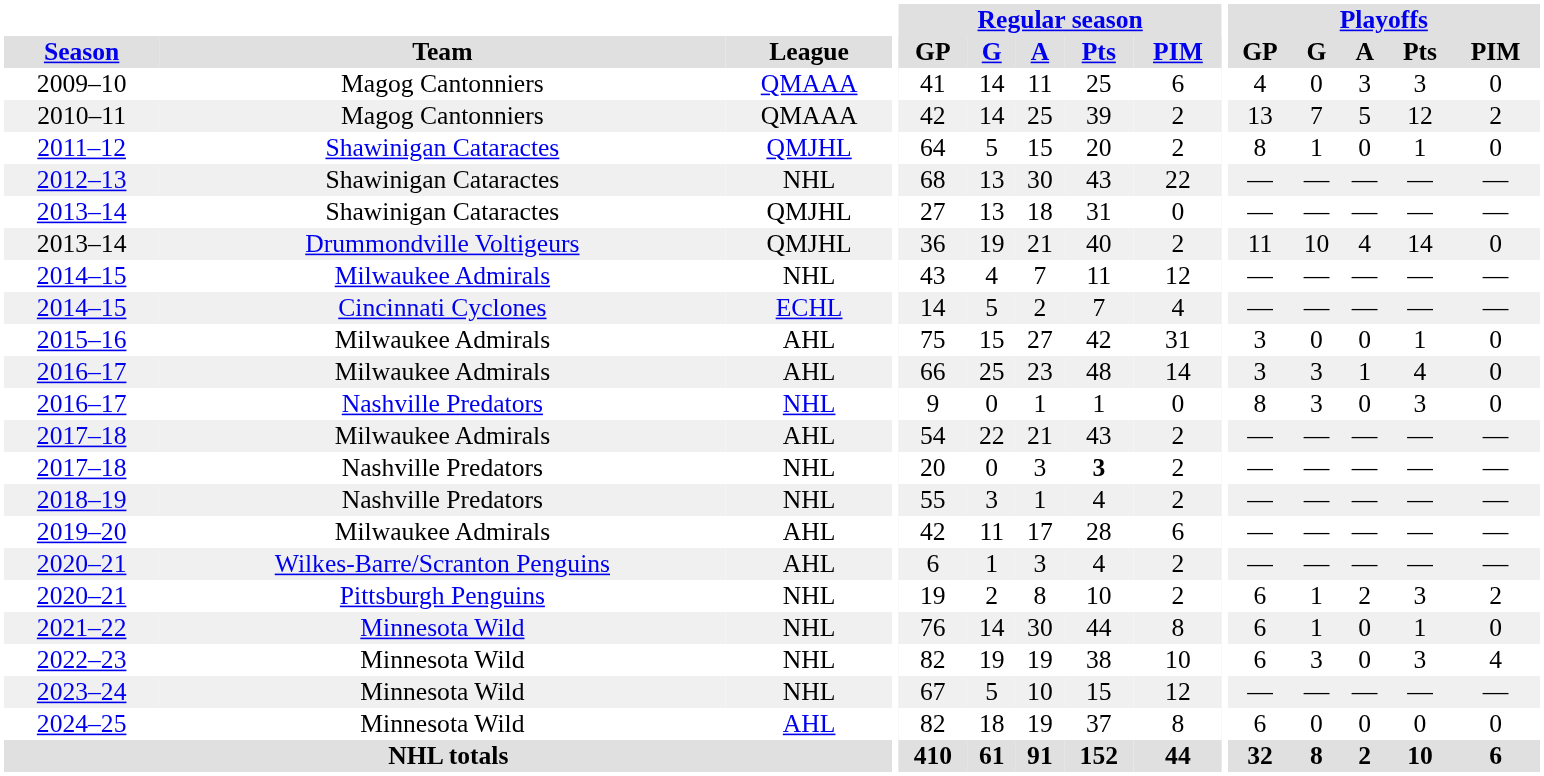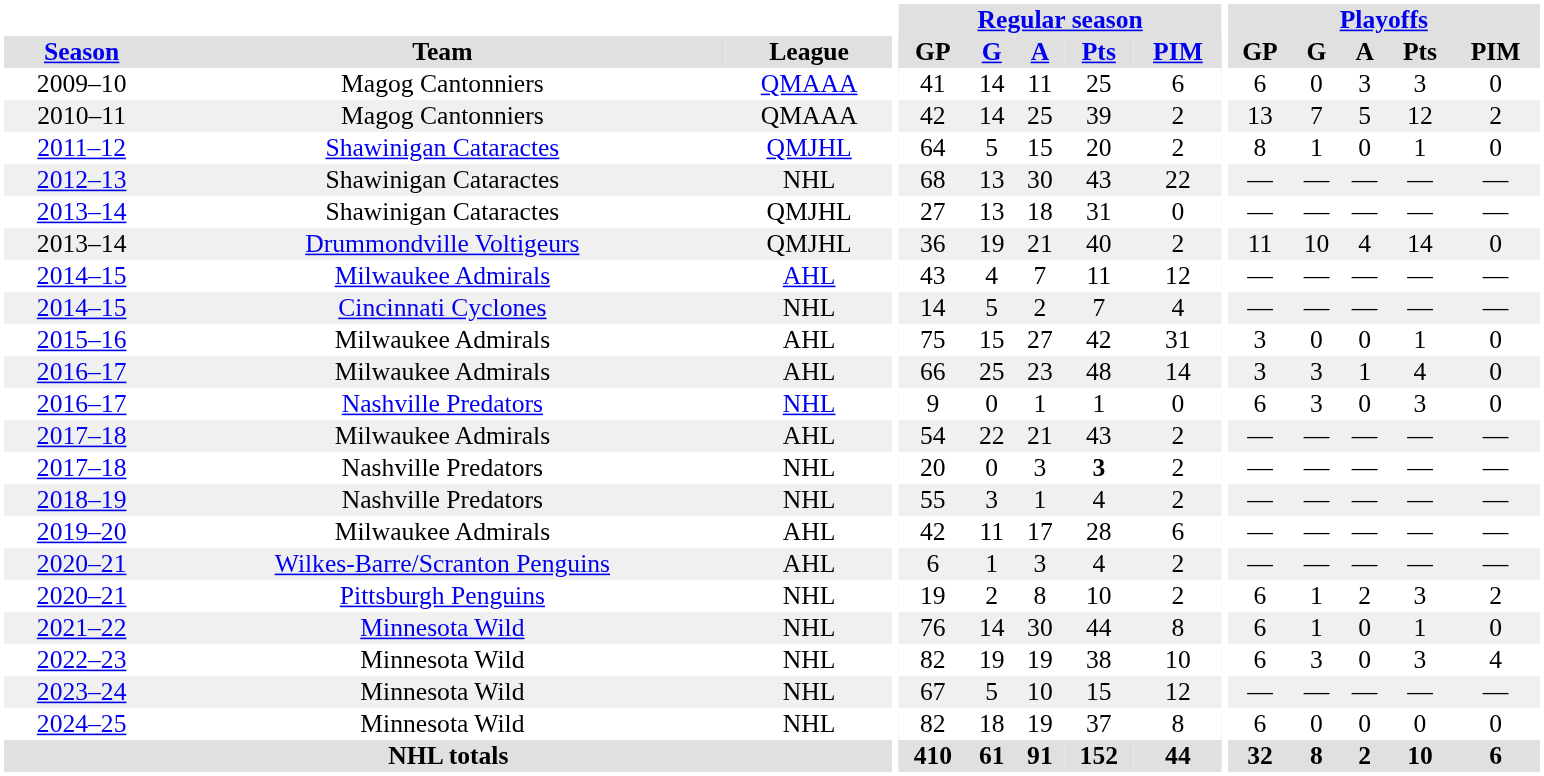(1260, 83) 4 -> (1260, 83) 6
(809, 275) NHL -> (809, 275) AHL
(809, 307) ECHL -> (809, 307) NHL
(1260, 403) 8 -> (1260, 403) 6
(809, 723) AHL -> (809, 723) NHL
